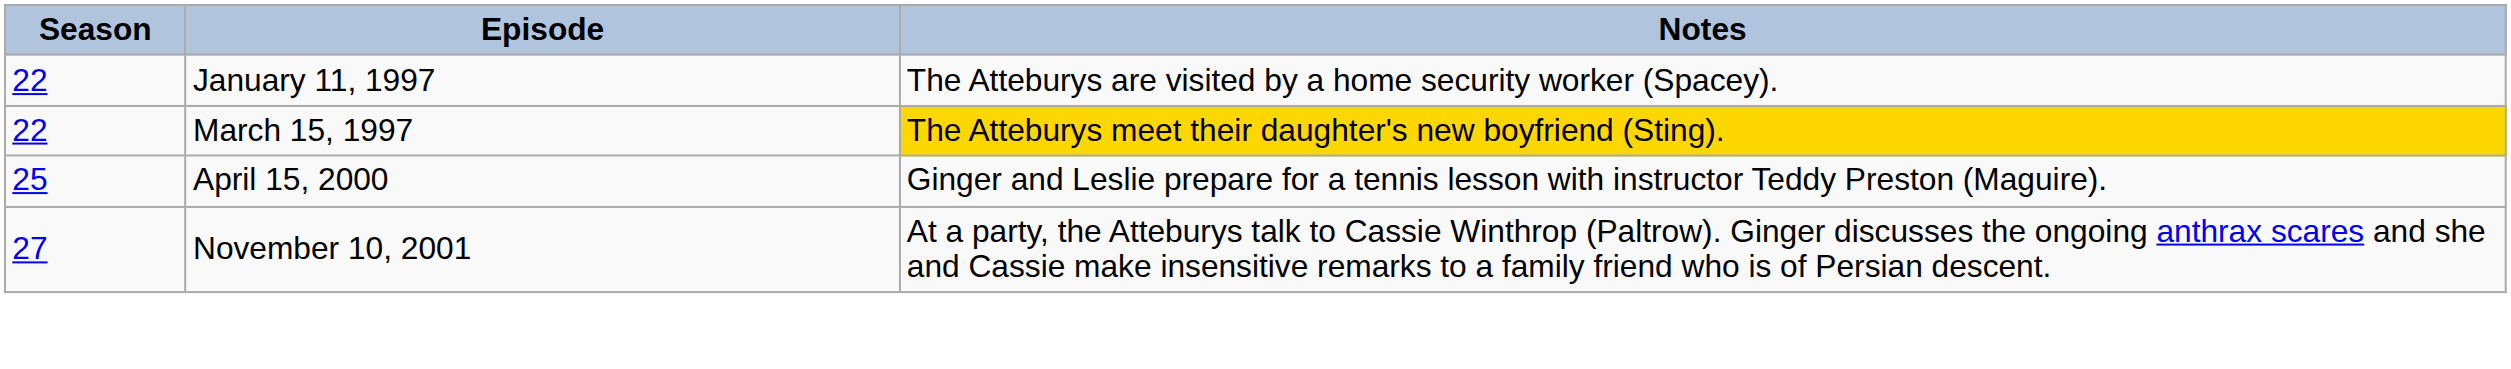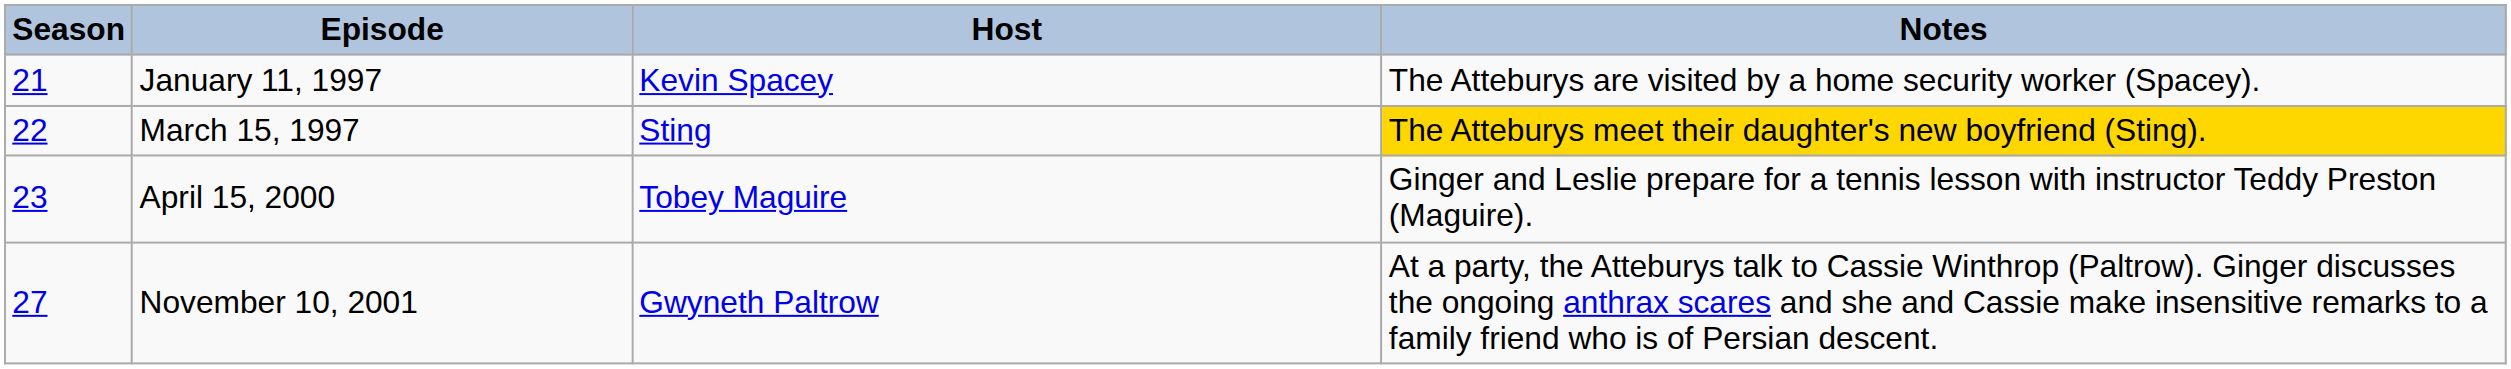+ column: (1007, 29)
(30, 79) 22 -> (30, 79) 21
(30, 180) 25 -> (30, 198) 23
